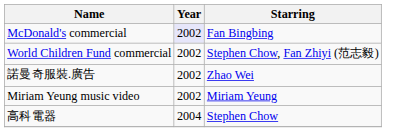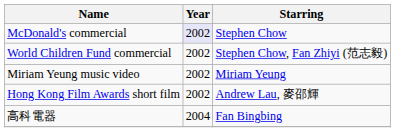(240, 33) Fan Bingbing -> (251, 33) Stephen Chow
- row: (51, 75)
+ row: (94, 94)
(243, 116) Stephen Chow -> (249, 116) Fan Bingbing
